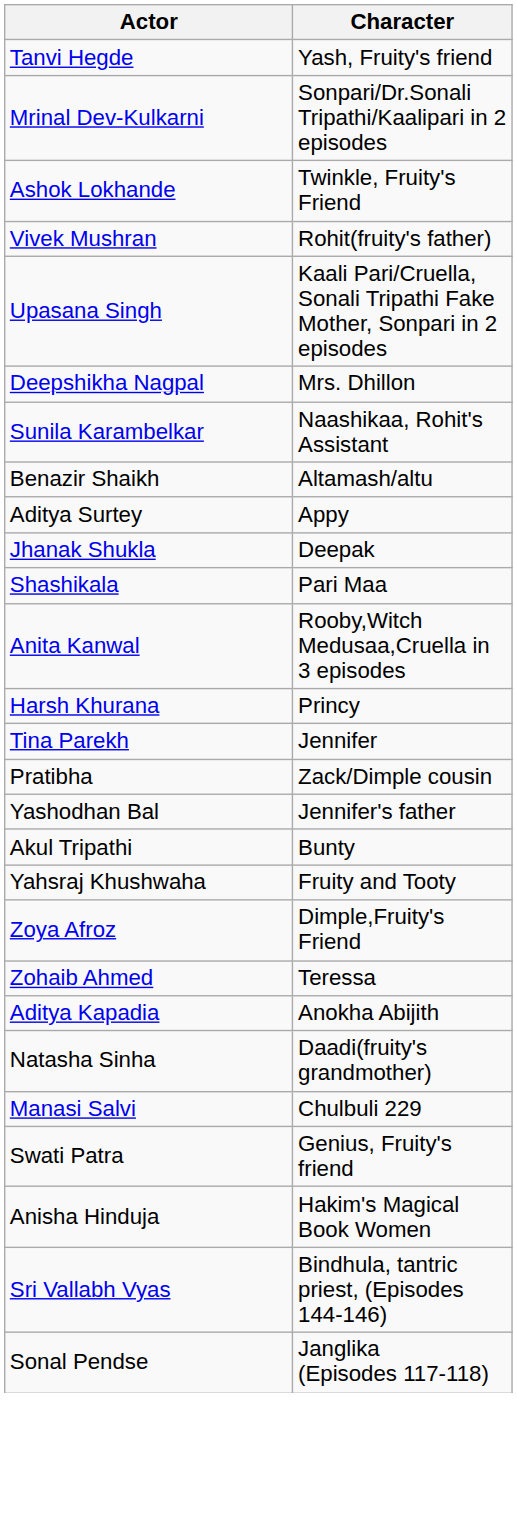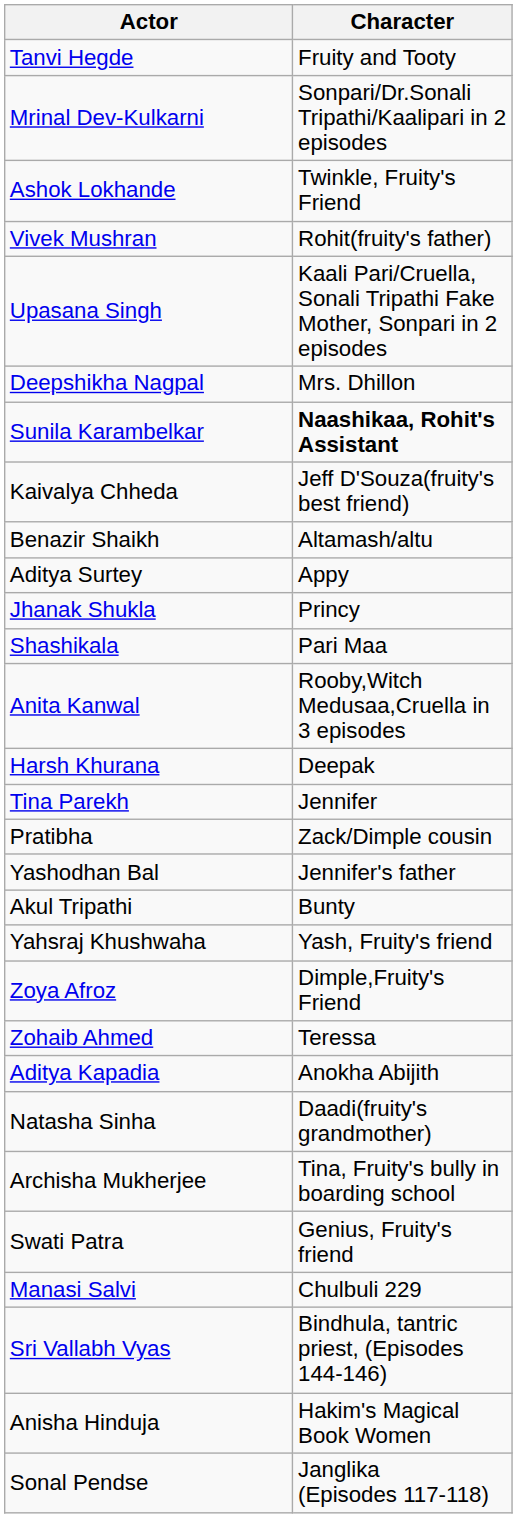(395, 57) Yash, Fruity's friend -> (377, 57) Fruity and Tooty
(390, 431) normal -> (397, 431) bold
+ row: (94, 491)
(336, 549) Deepak -> (329, 610) Princy
(329, 705) Princy -> (336, 766) Deepak
(377, 882) Fruity and Tooty -> (395, 942) Yash, Fruity's friend
+ row: (108, 1181)
rows swapped: (67, 1156) <-> (73, 1108)
rows swapped: (85, 1216) <-> (90, 1289)
